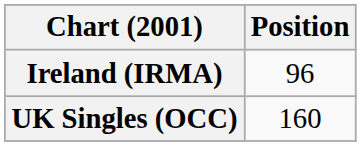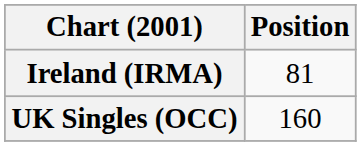(300, 72) 96 -> (300, 72) 81
